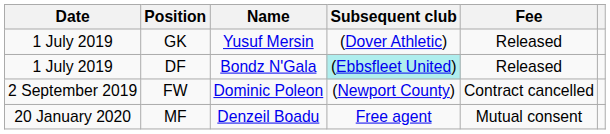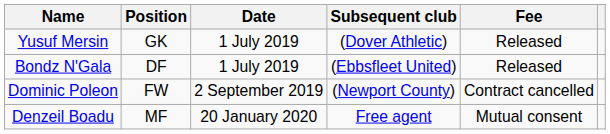columns swapped: (73, 16) <-> (268, 16)
(394, 66) paleturquoise background -> (394, 66) no background
